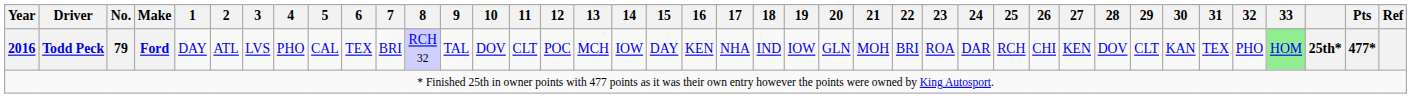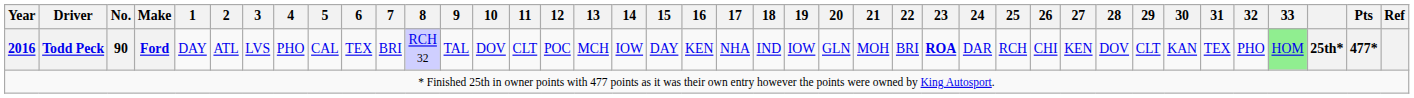(121, 48) 79 -> (121, 48) 90
(940, 48) normal -> (941, 48) bold
